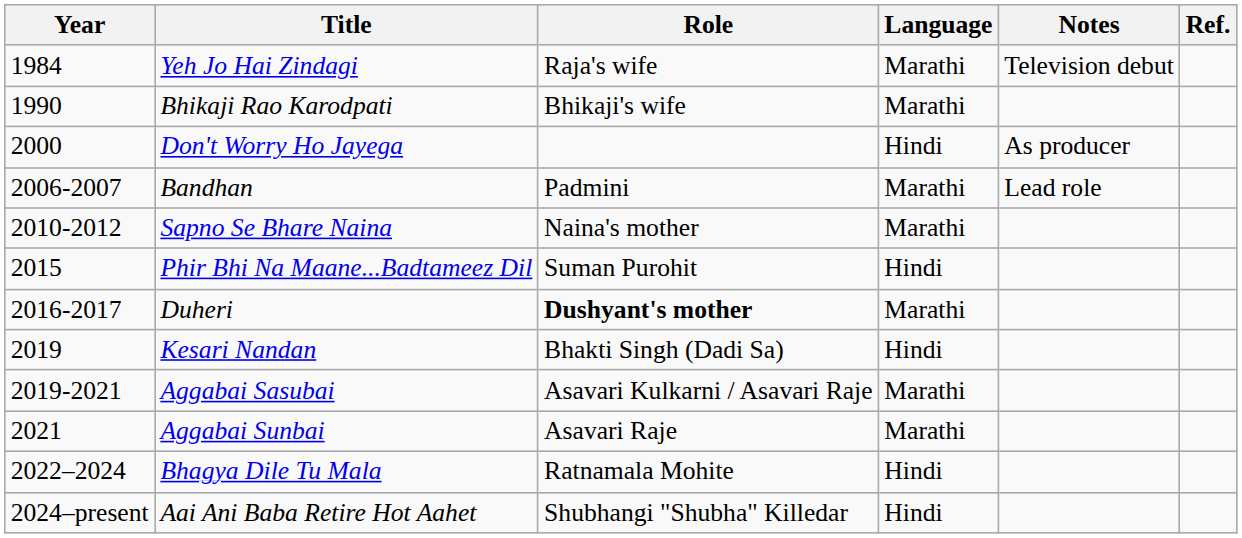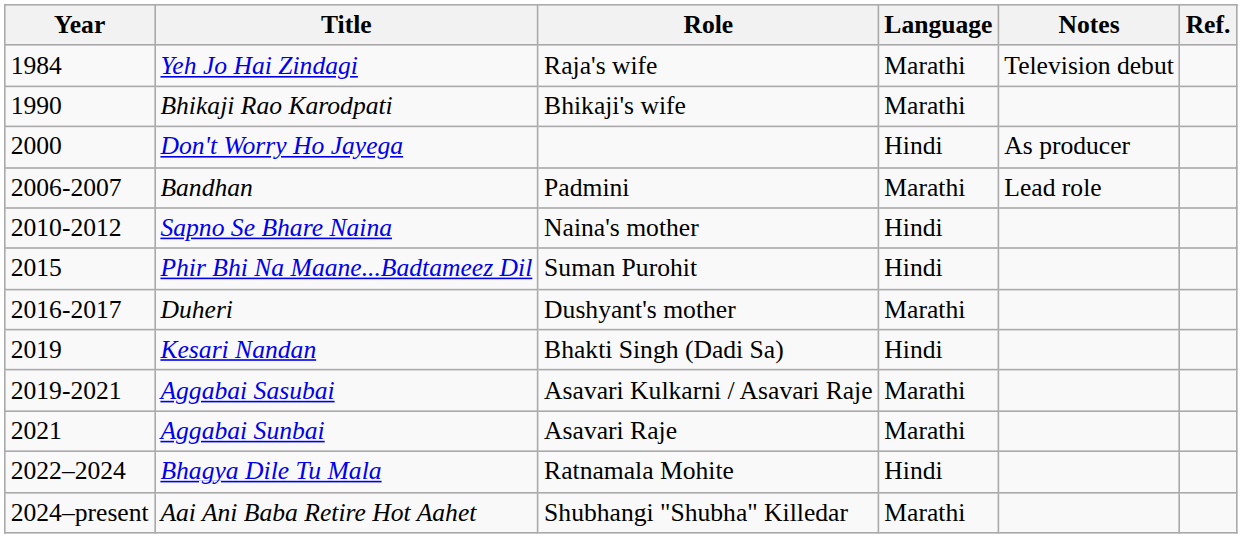(925, 227) Marathi -> (914, 227) Hindi
(648, 308) bold -> (640, 308) normal
(914, 512) Hindi -> (925, 512) Marathi
